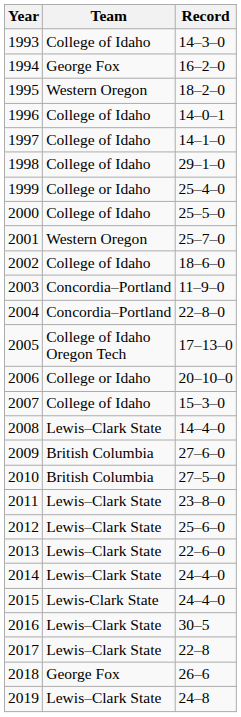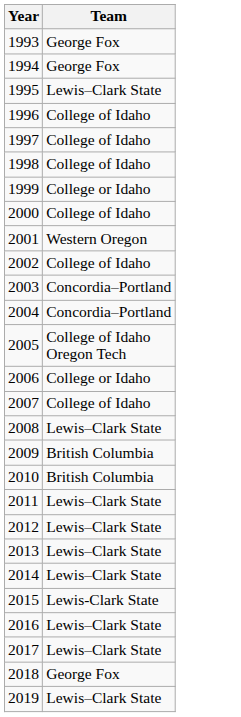- column: (206, 16)
(98, 41) College of Idaho -> (83, 41) George Fox
(97, 90) Western Oregon -> (104, 90) Lewis–Clark State
